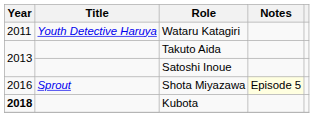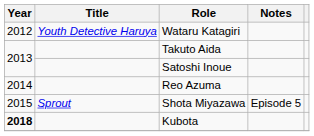(19, 31) 2011 -> (20, 31) 2012
+ row: (191, 85)
(20, 85) 2016 -> (20, 103) 2015
(276, 85) lightyellow background -> (276, 103) no background
